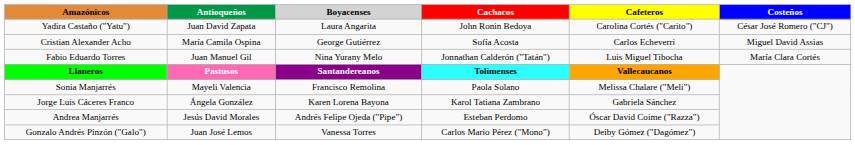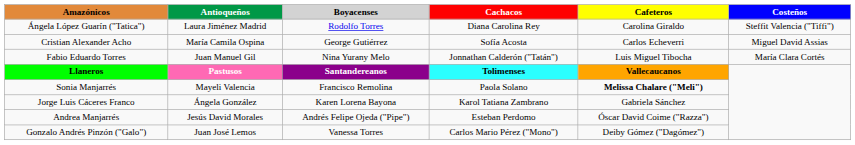+ row: (86, 26)
- row: (86, 26)
(644, 86) normal -> (653, 86) bold
